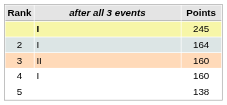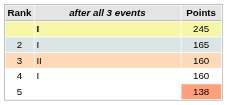(201, 45) 164 -> (201, 45) 165
(201, 92) no background -> (201, 92) lightsalmon background
